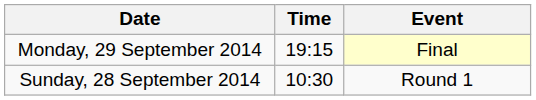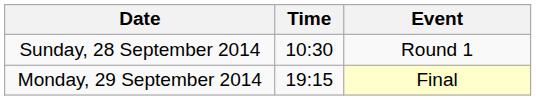rows swapped: (140, 79) <-> (140, 49)
